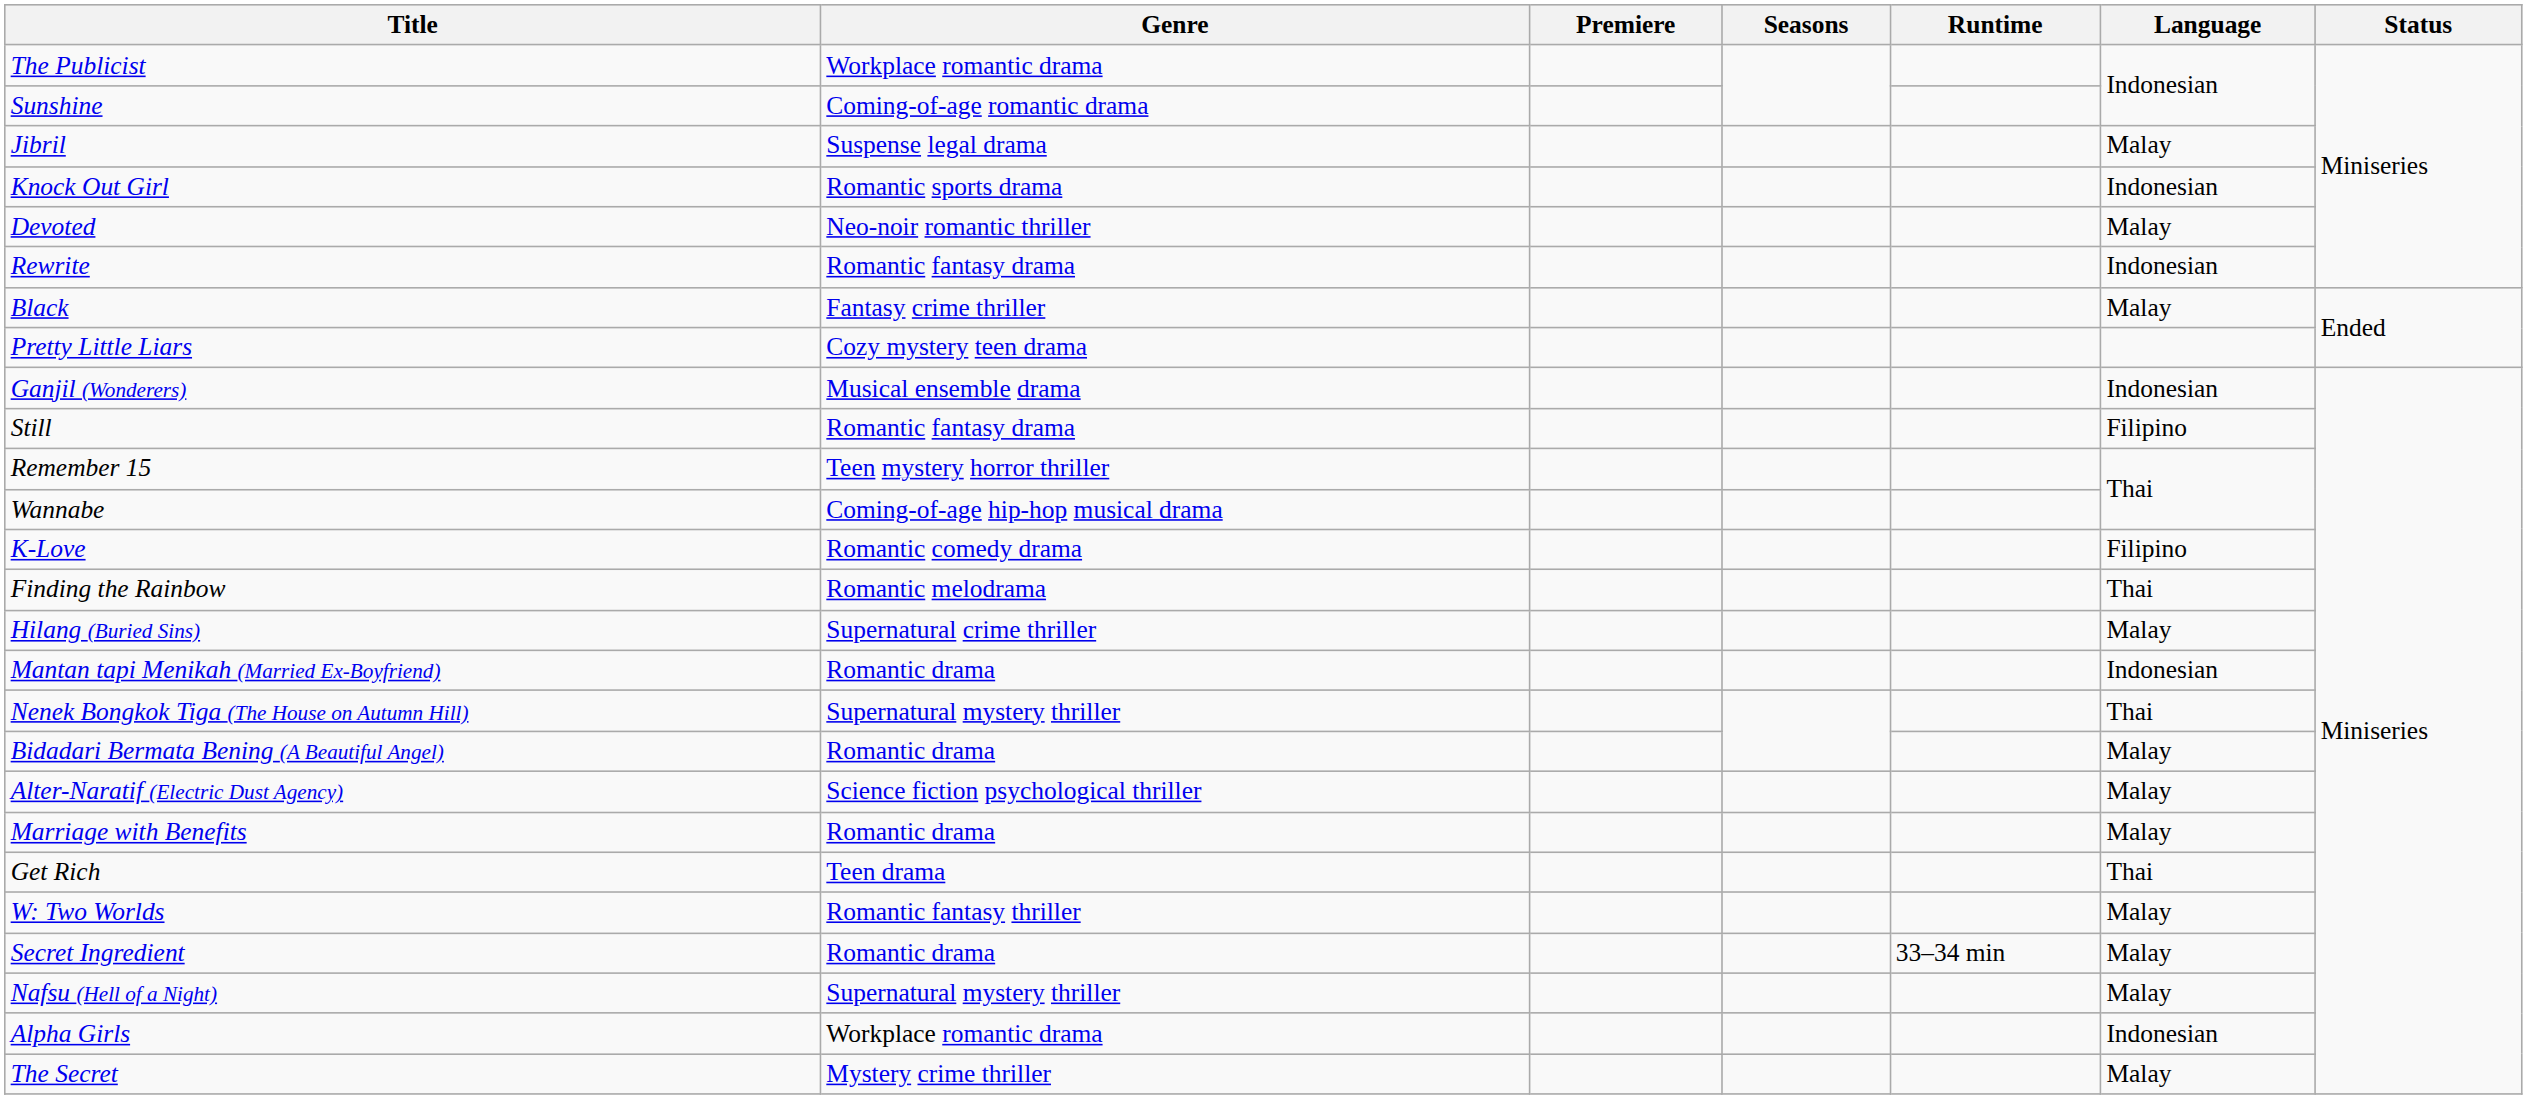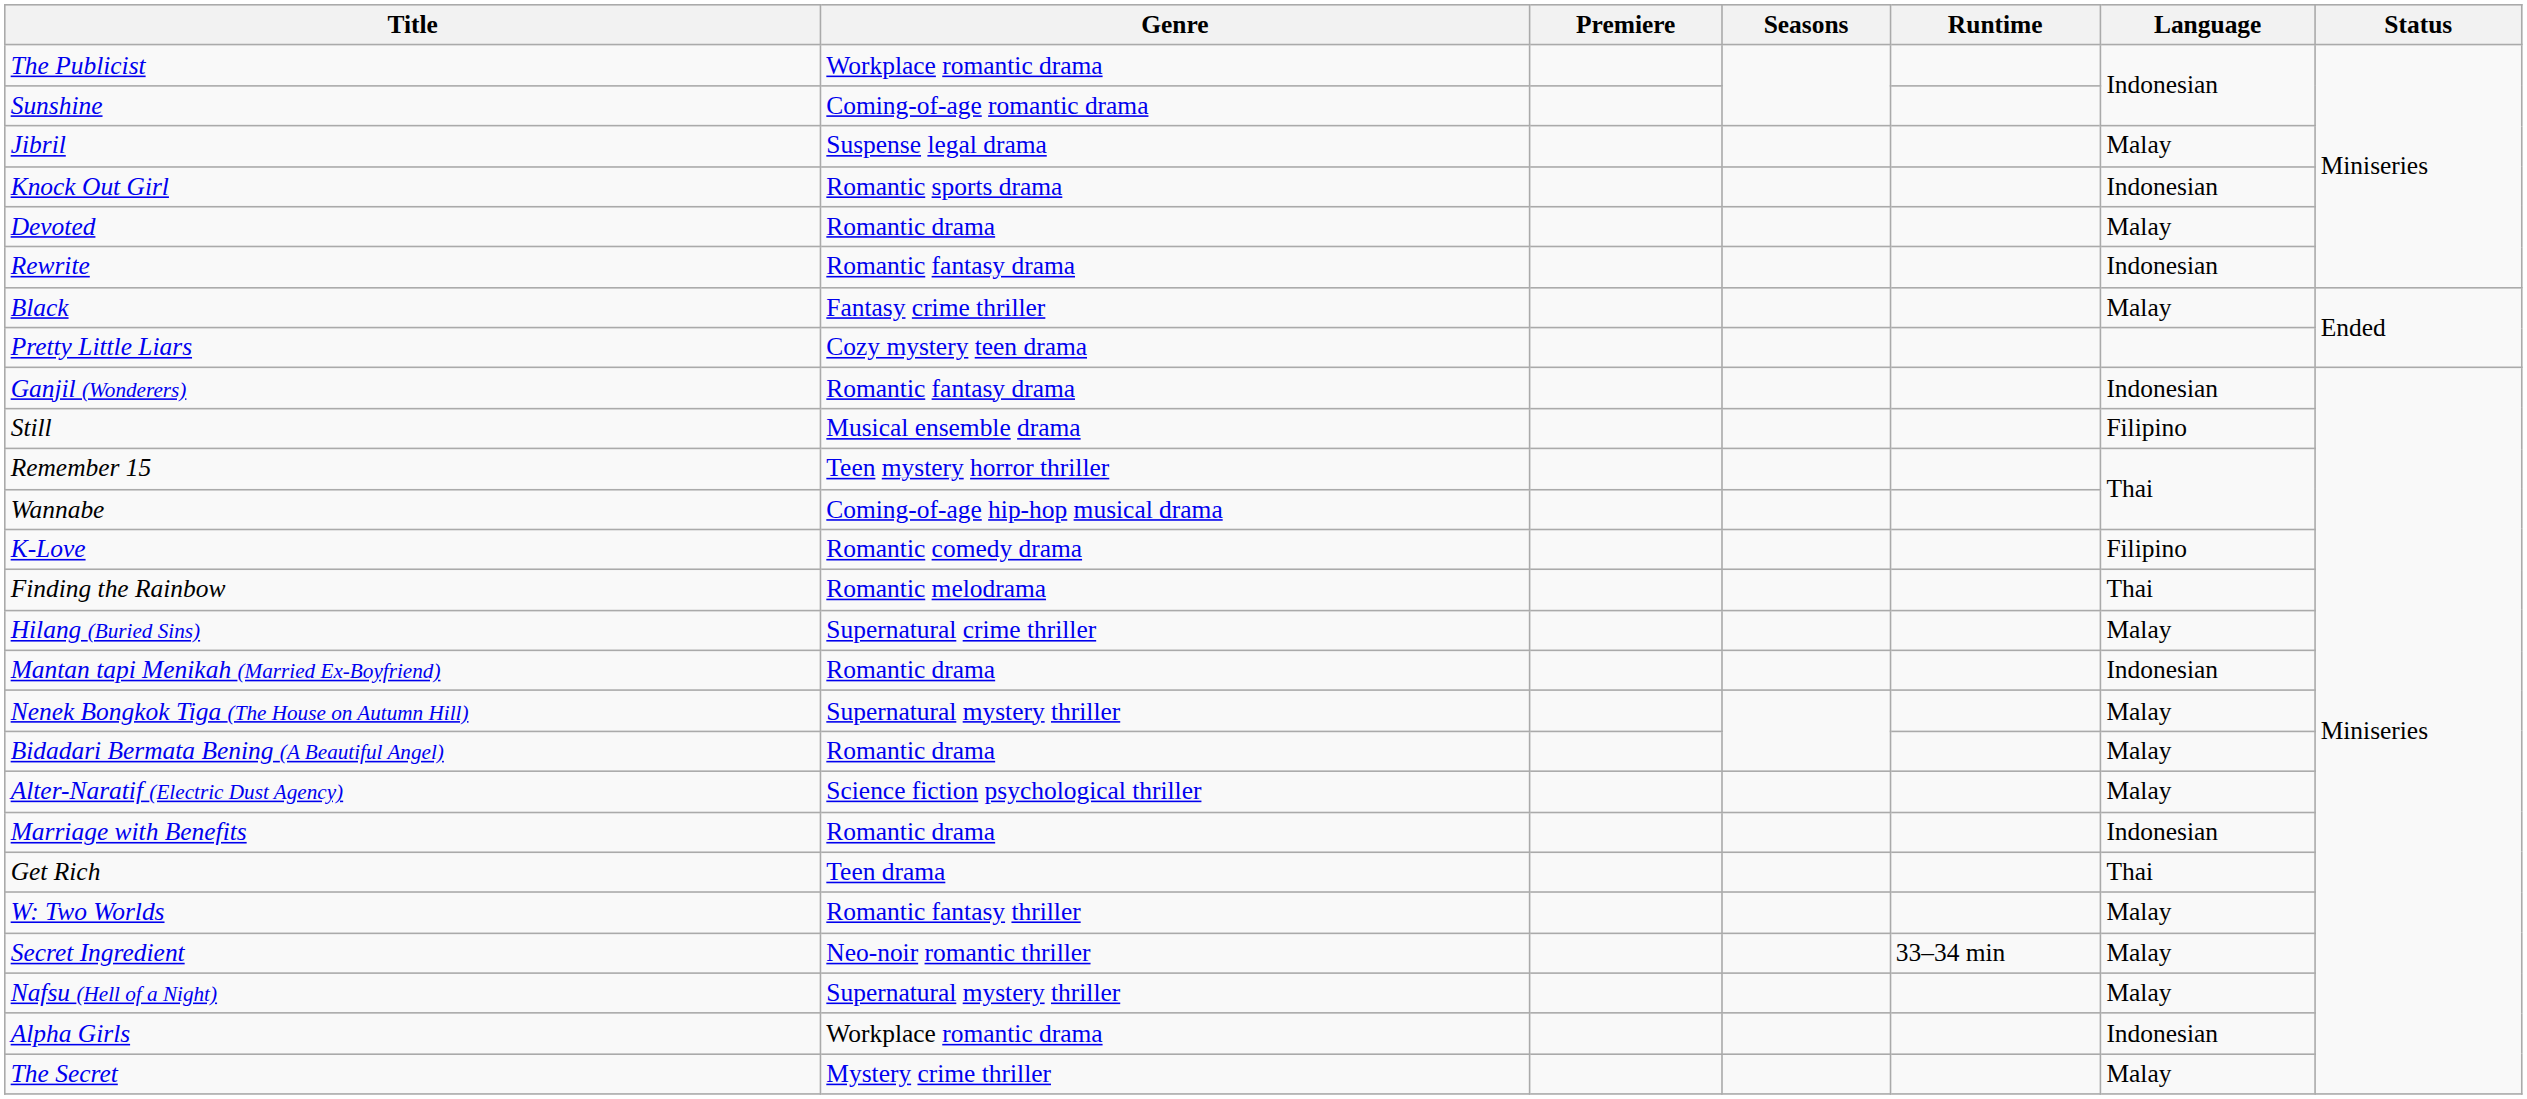(958, 226) Neo-noir romantic thriller -> (911, 226) Romantic drama
(953, 387) Musical ensemble drama -> (951, 387) Romantic fantasy drama
(951, 428) Romantic fantasy drama -> (953, 428) Musical ensemble drama
(2130, 710) Thai -> (2139, 710) Malay
(2139, 831) Malay -> (2162, 831) Indonesian
(911, 952) Romantic drama -> (958, 952) Neo-noir romantic thriller
